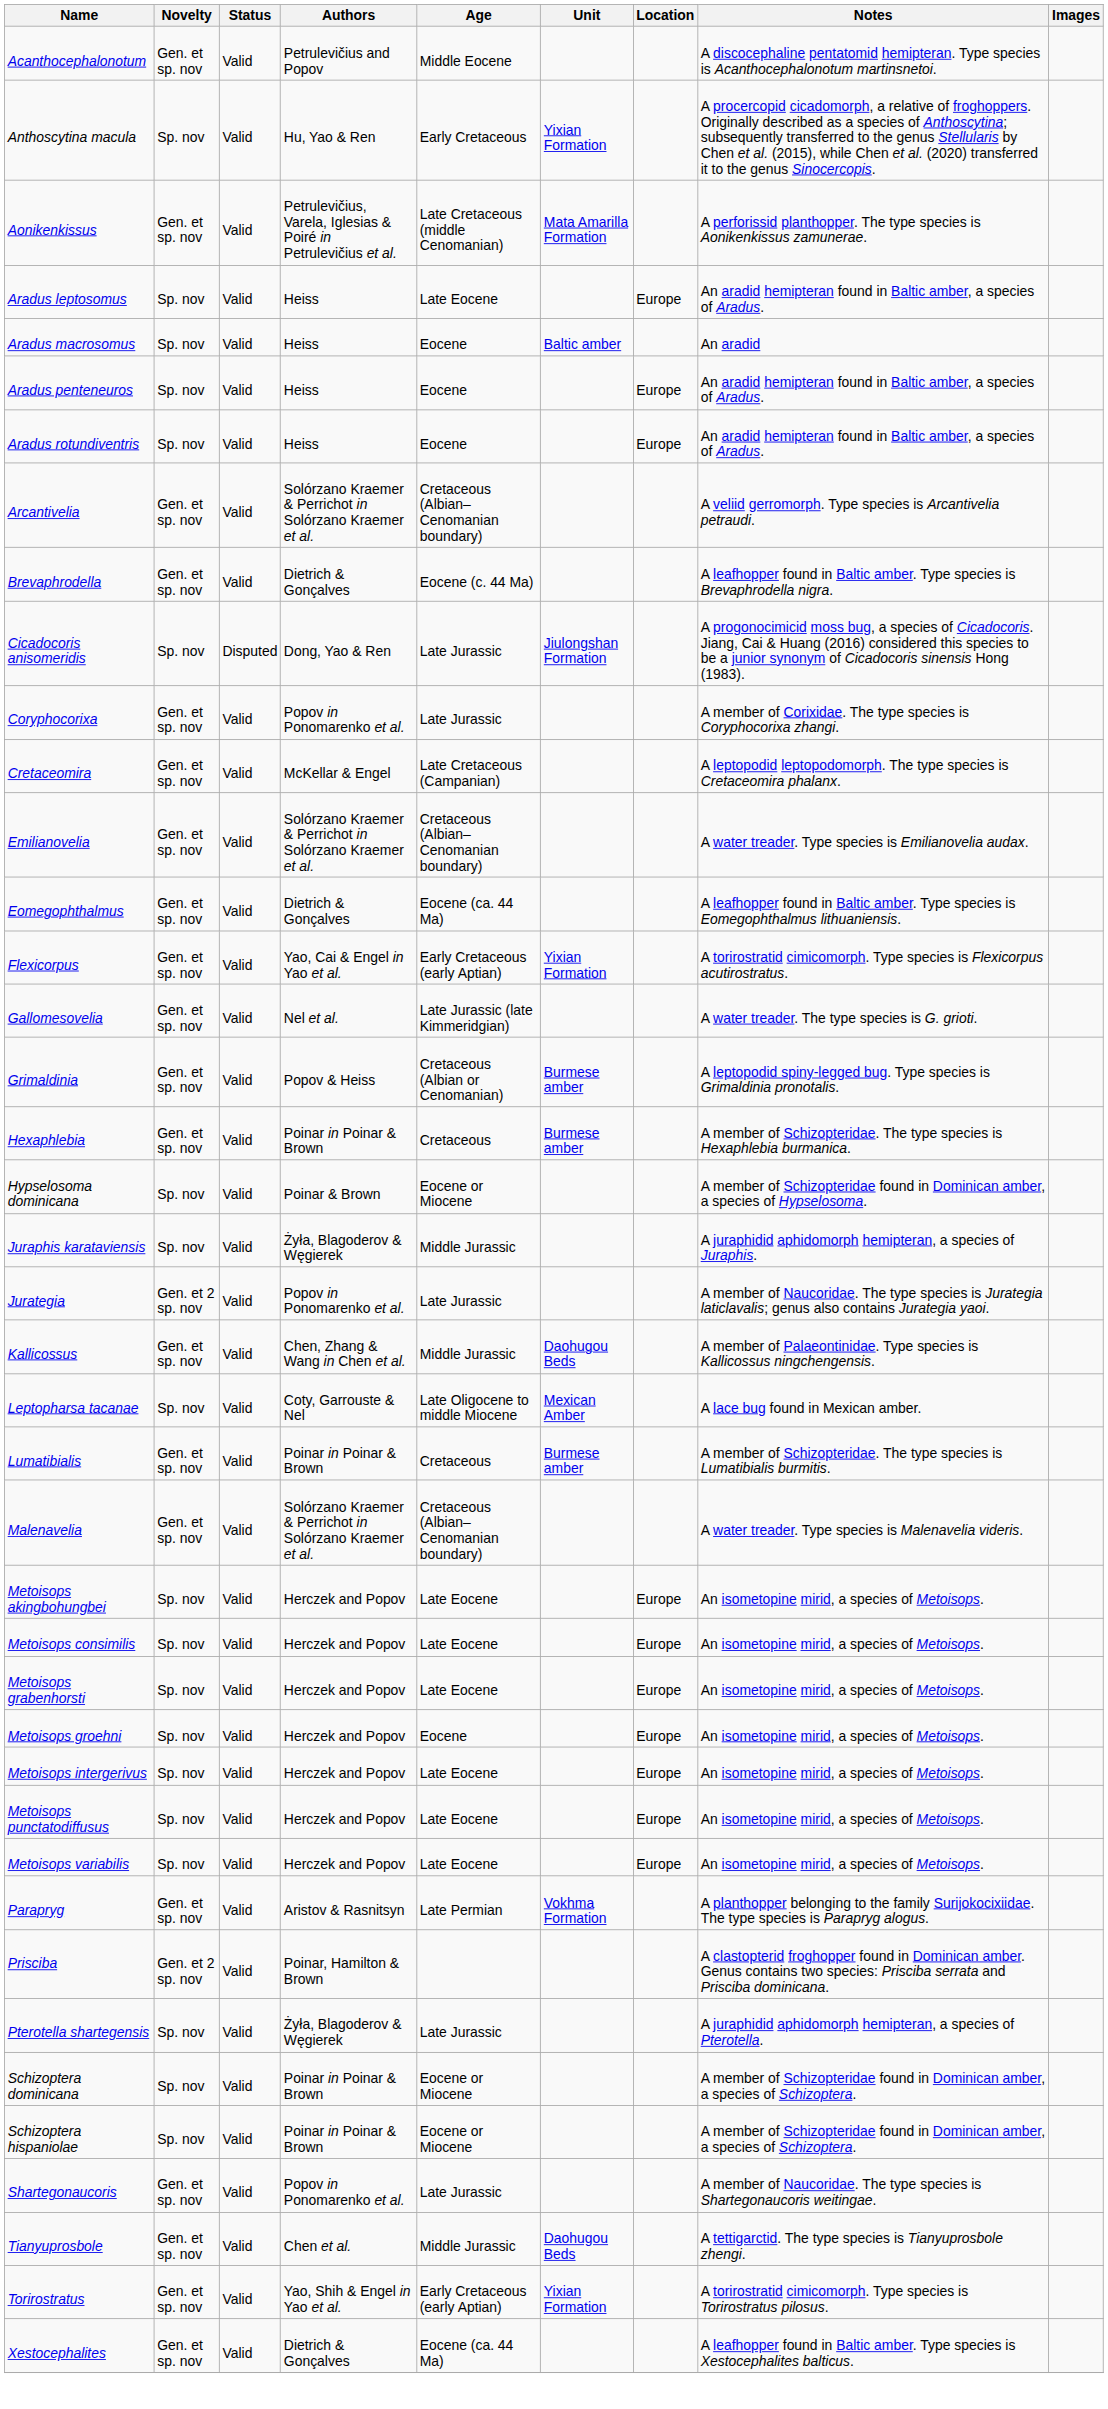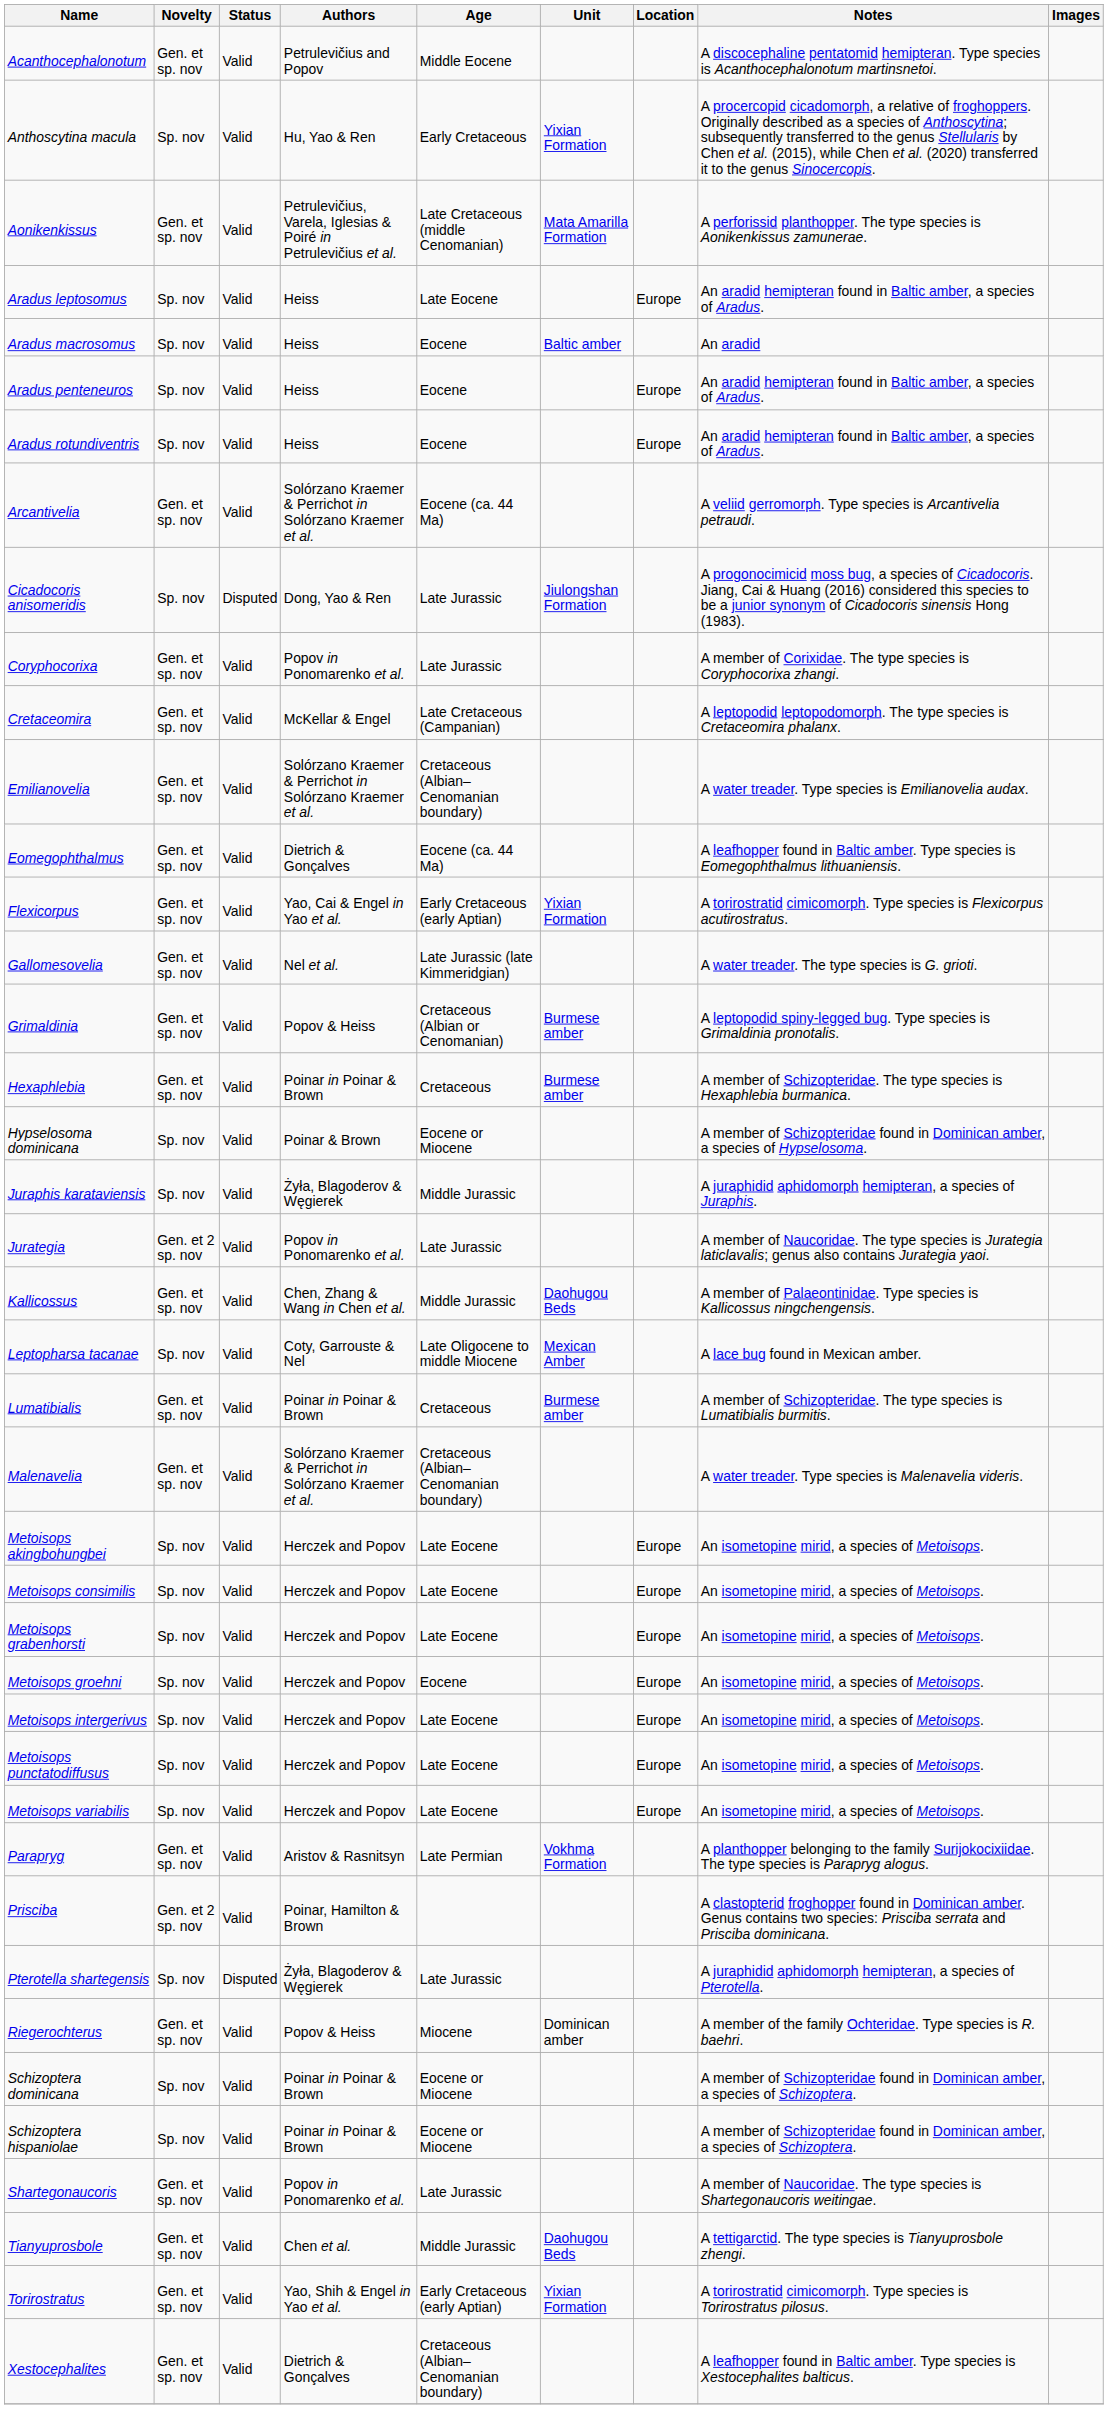(459, 513) Cretaceous (Albian–Cenomanian boundary) -> (467, 513) Eocene (ca. 44 Ma)
- row: (54, 582)
(237, 2033) Valid -> (250, 1979) Disputed
+ row: (55, 2033)
(467, 2353) Eocene (ca. 44 Ma) -> (459, 2369) Cretaceous (Albian–Cenomanian boundary)
